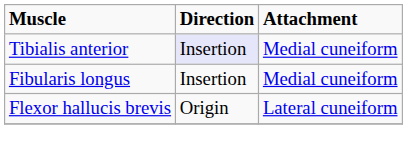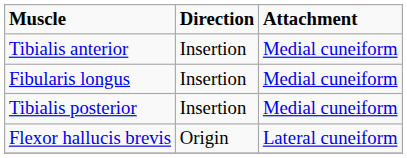(213, 49) lavender background -> (213, 49) no background
+ row: (73, 108)
